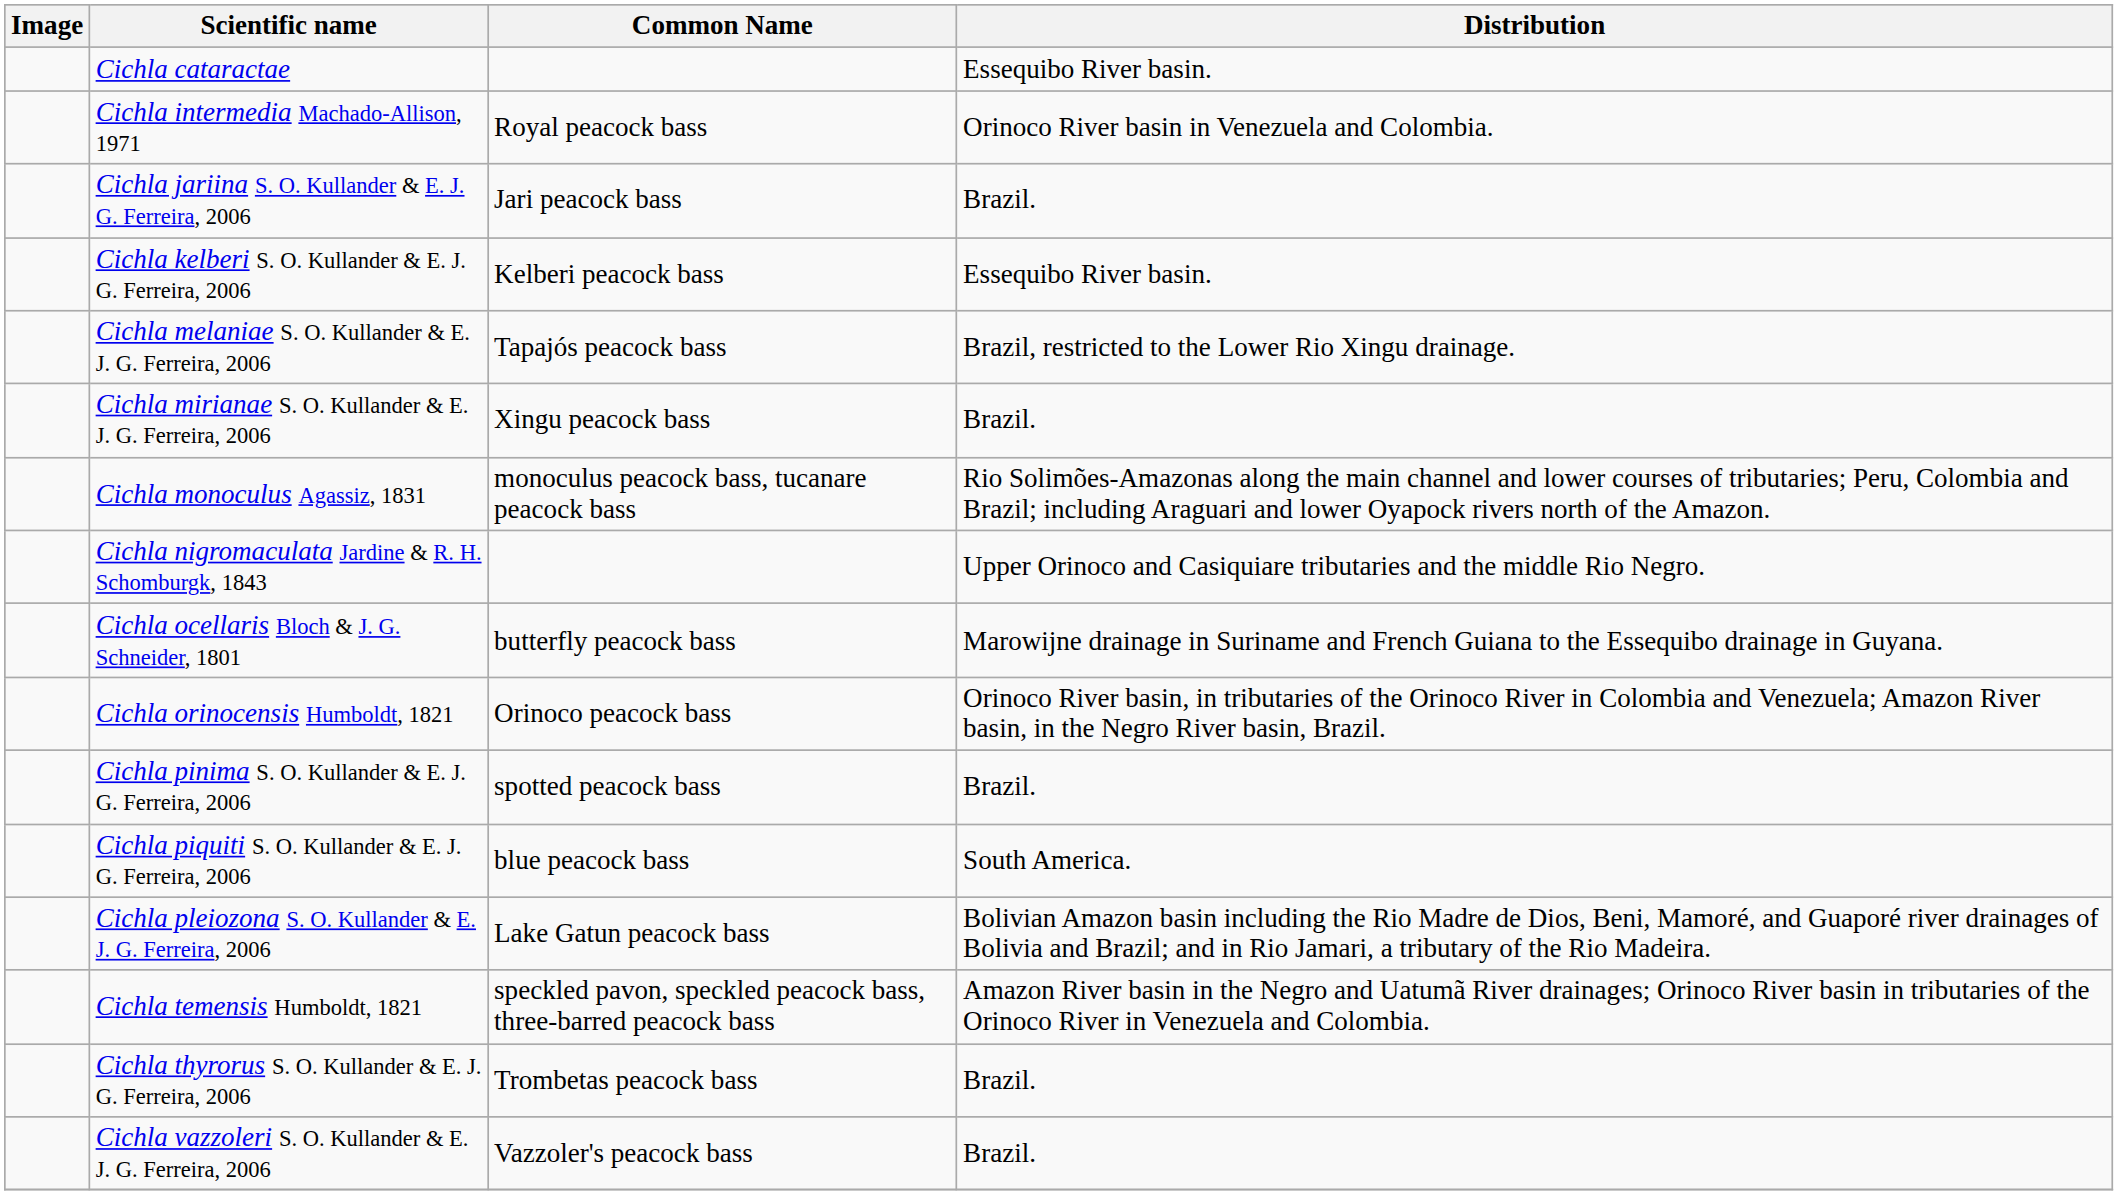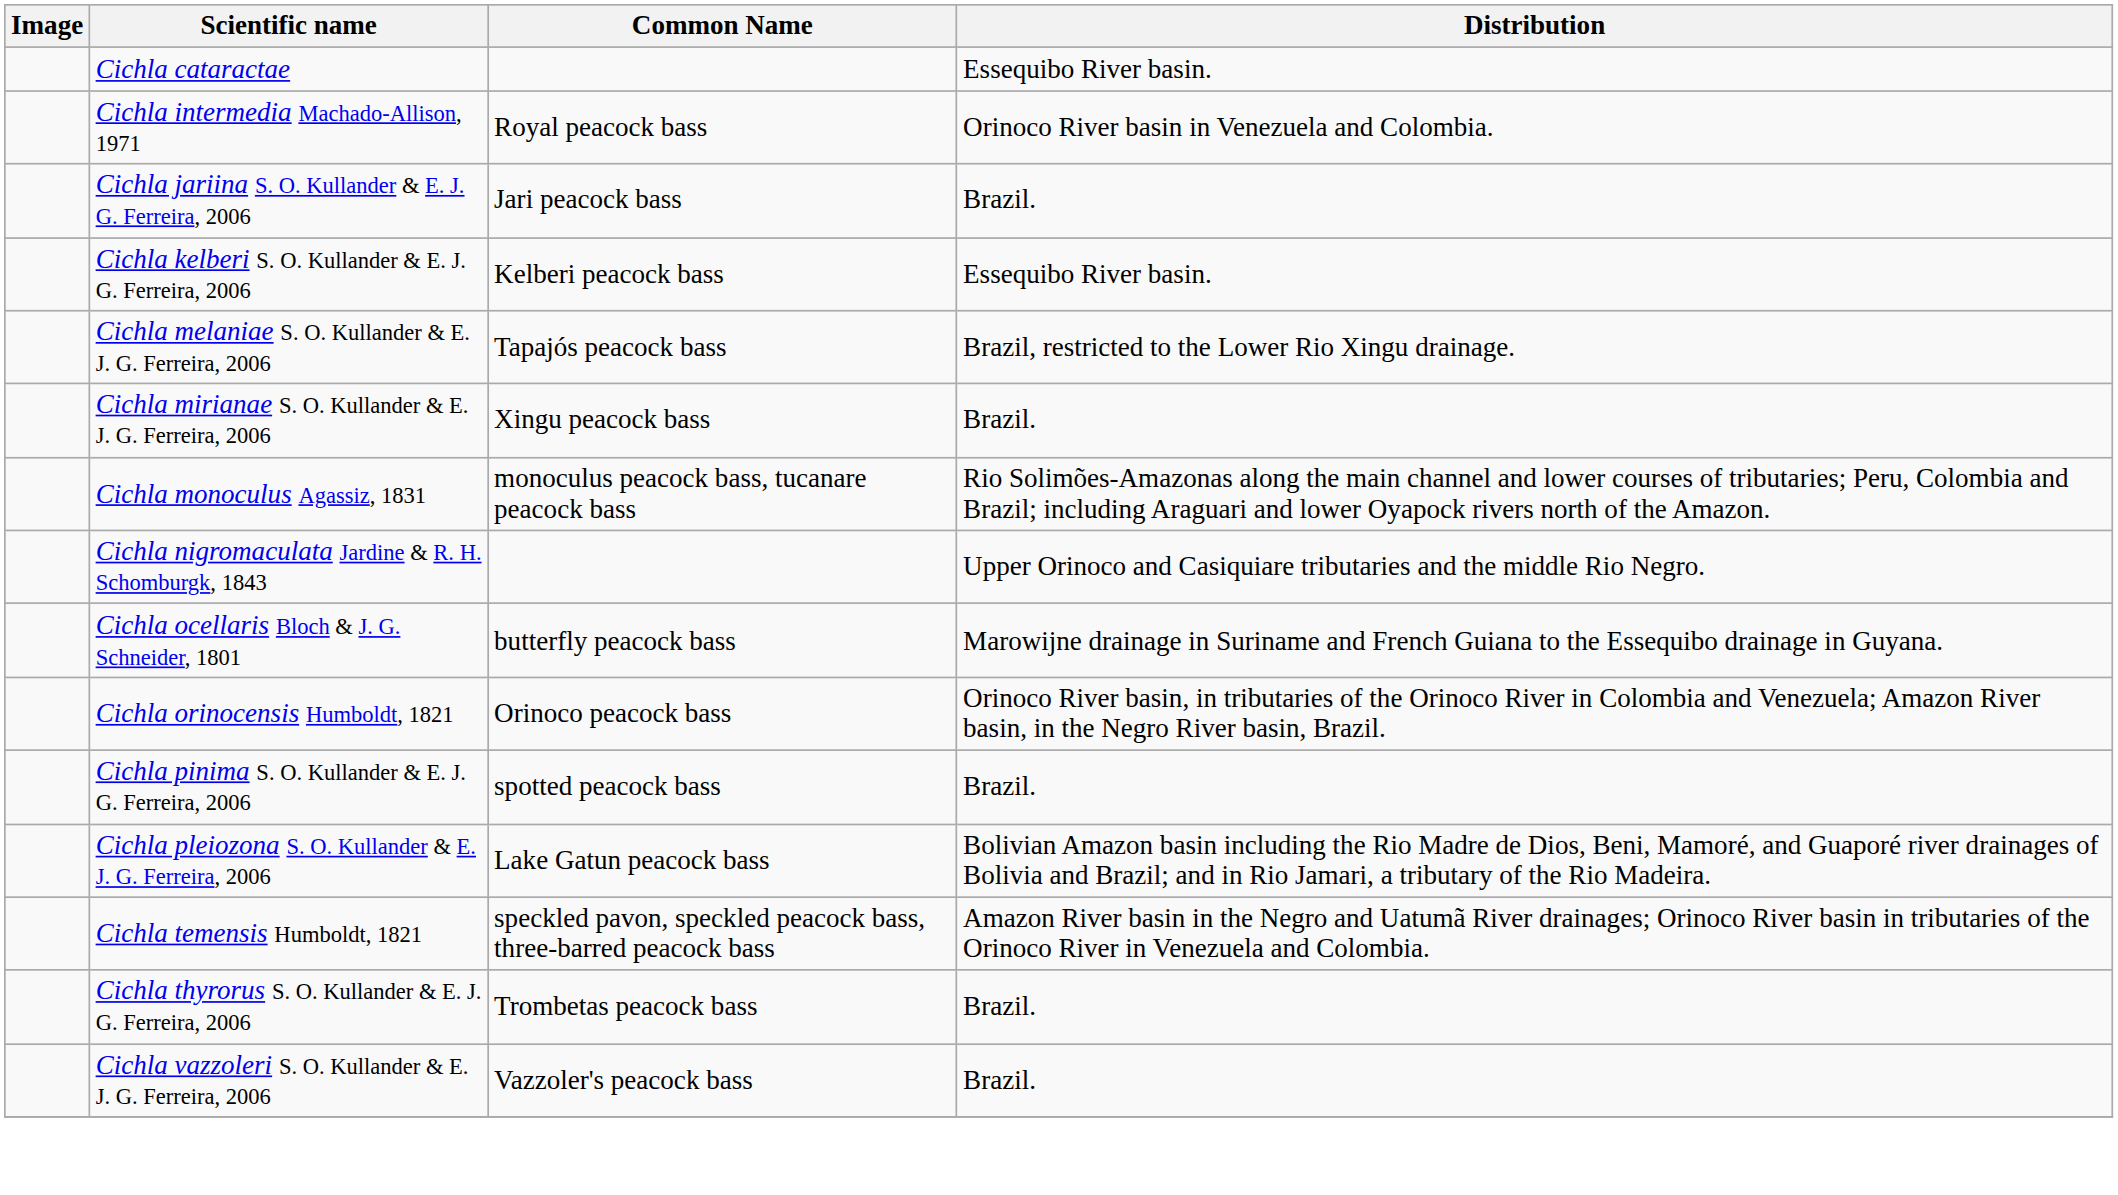- row: (279, 859)
